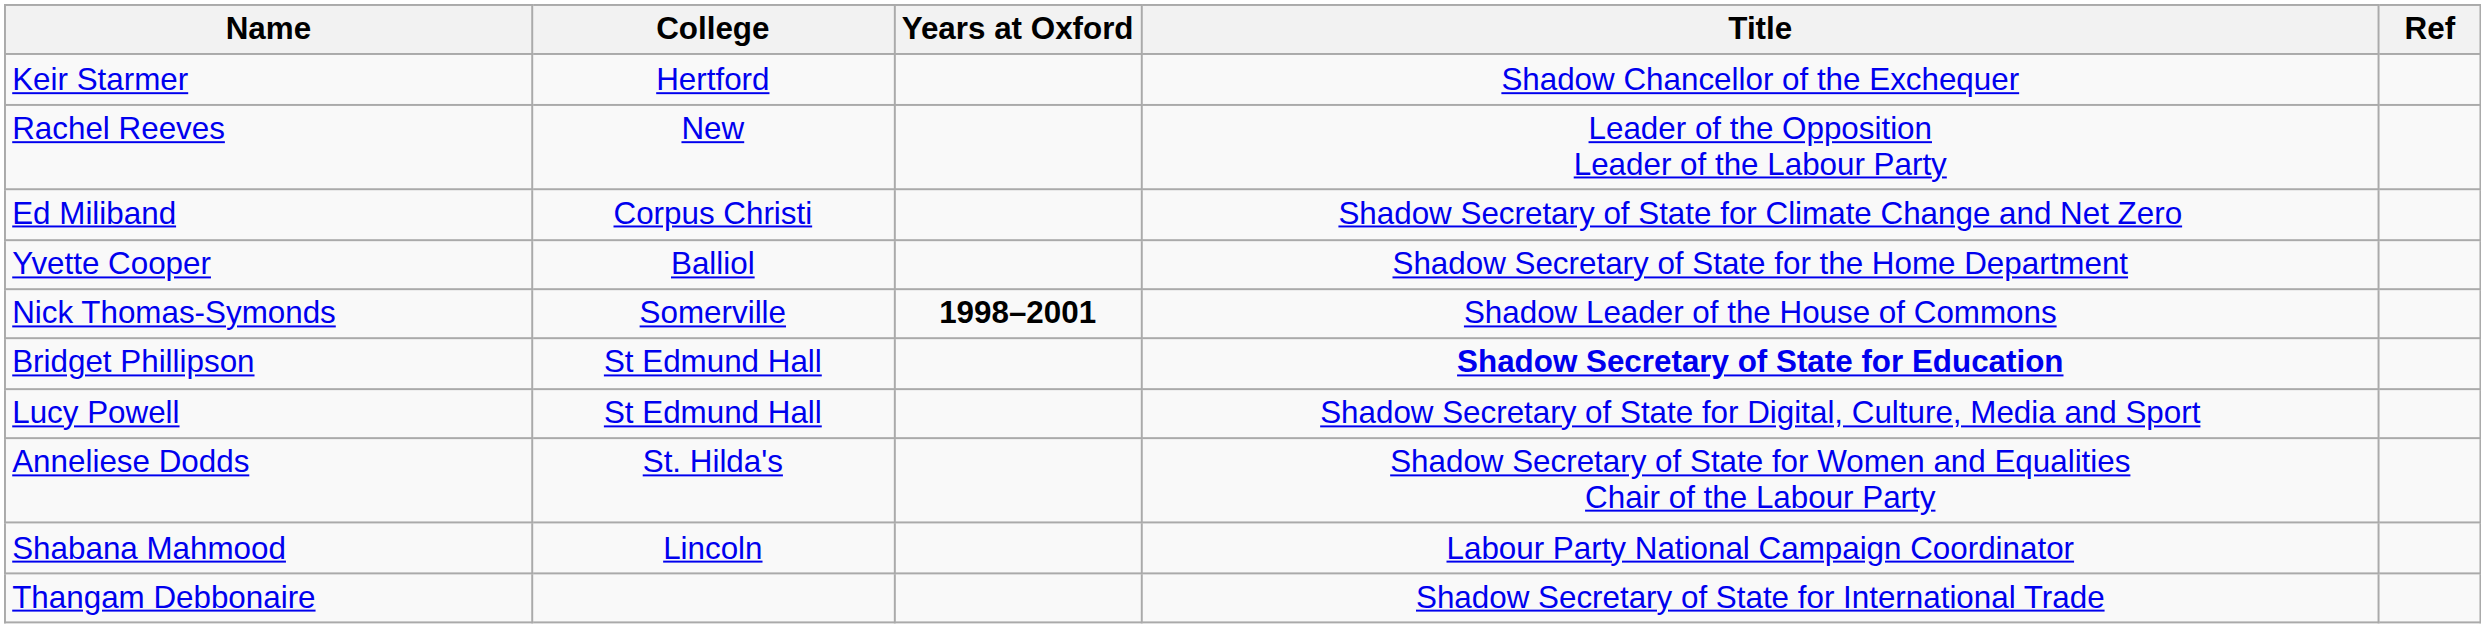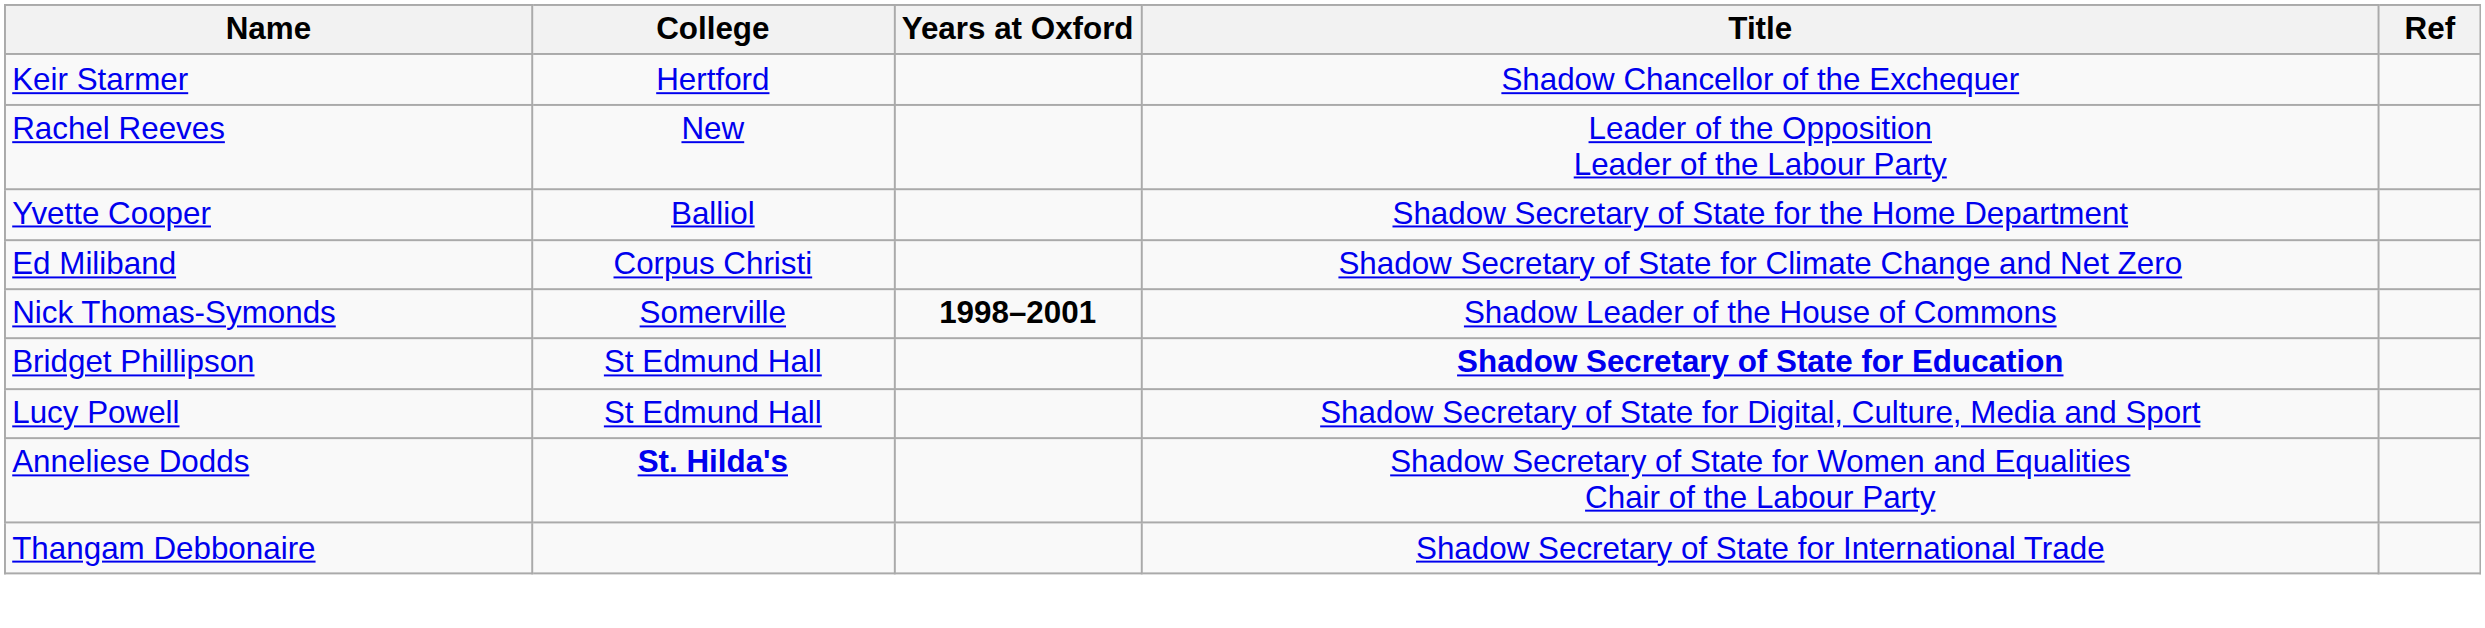rows swapped: (112, 263) <-> (94, 213)
(713, 462) normal -> (713, 462) bold
- row: (149, 547)
